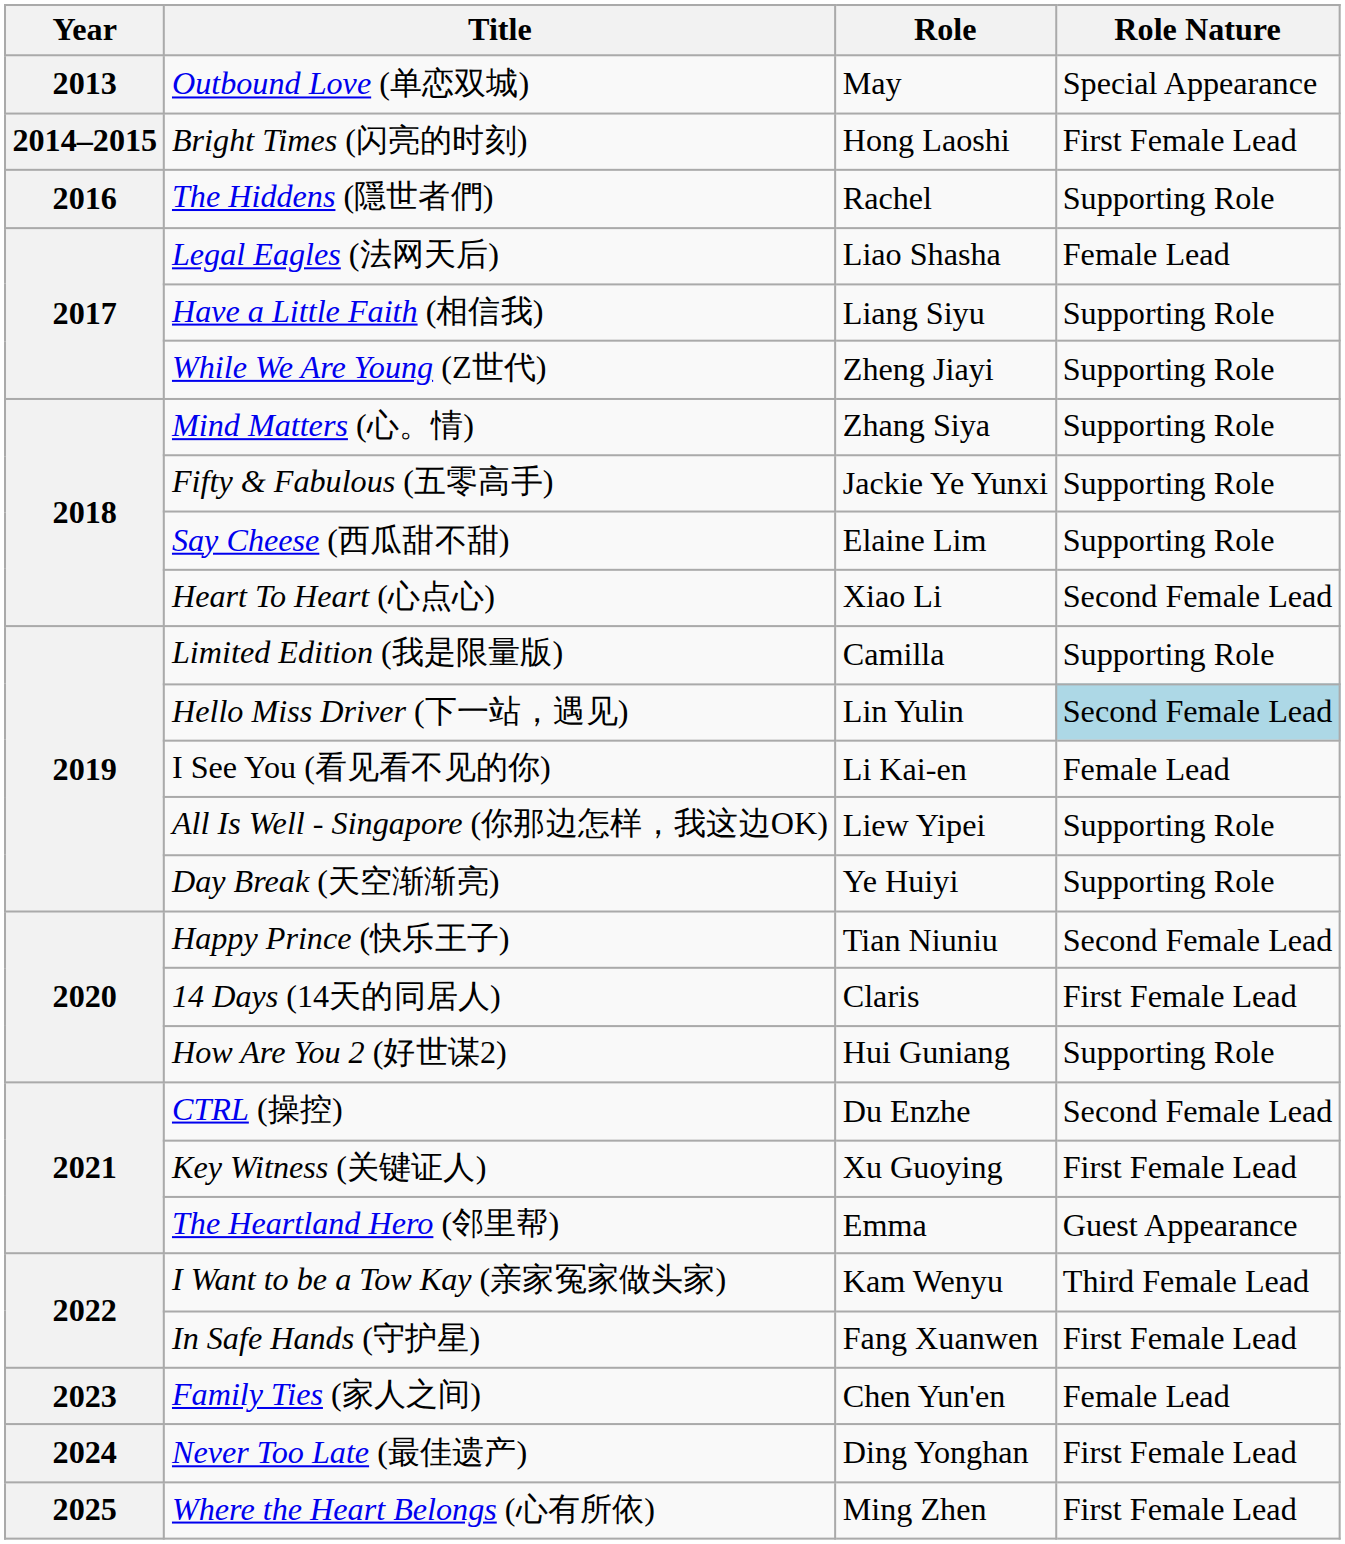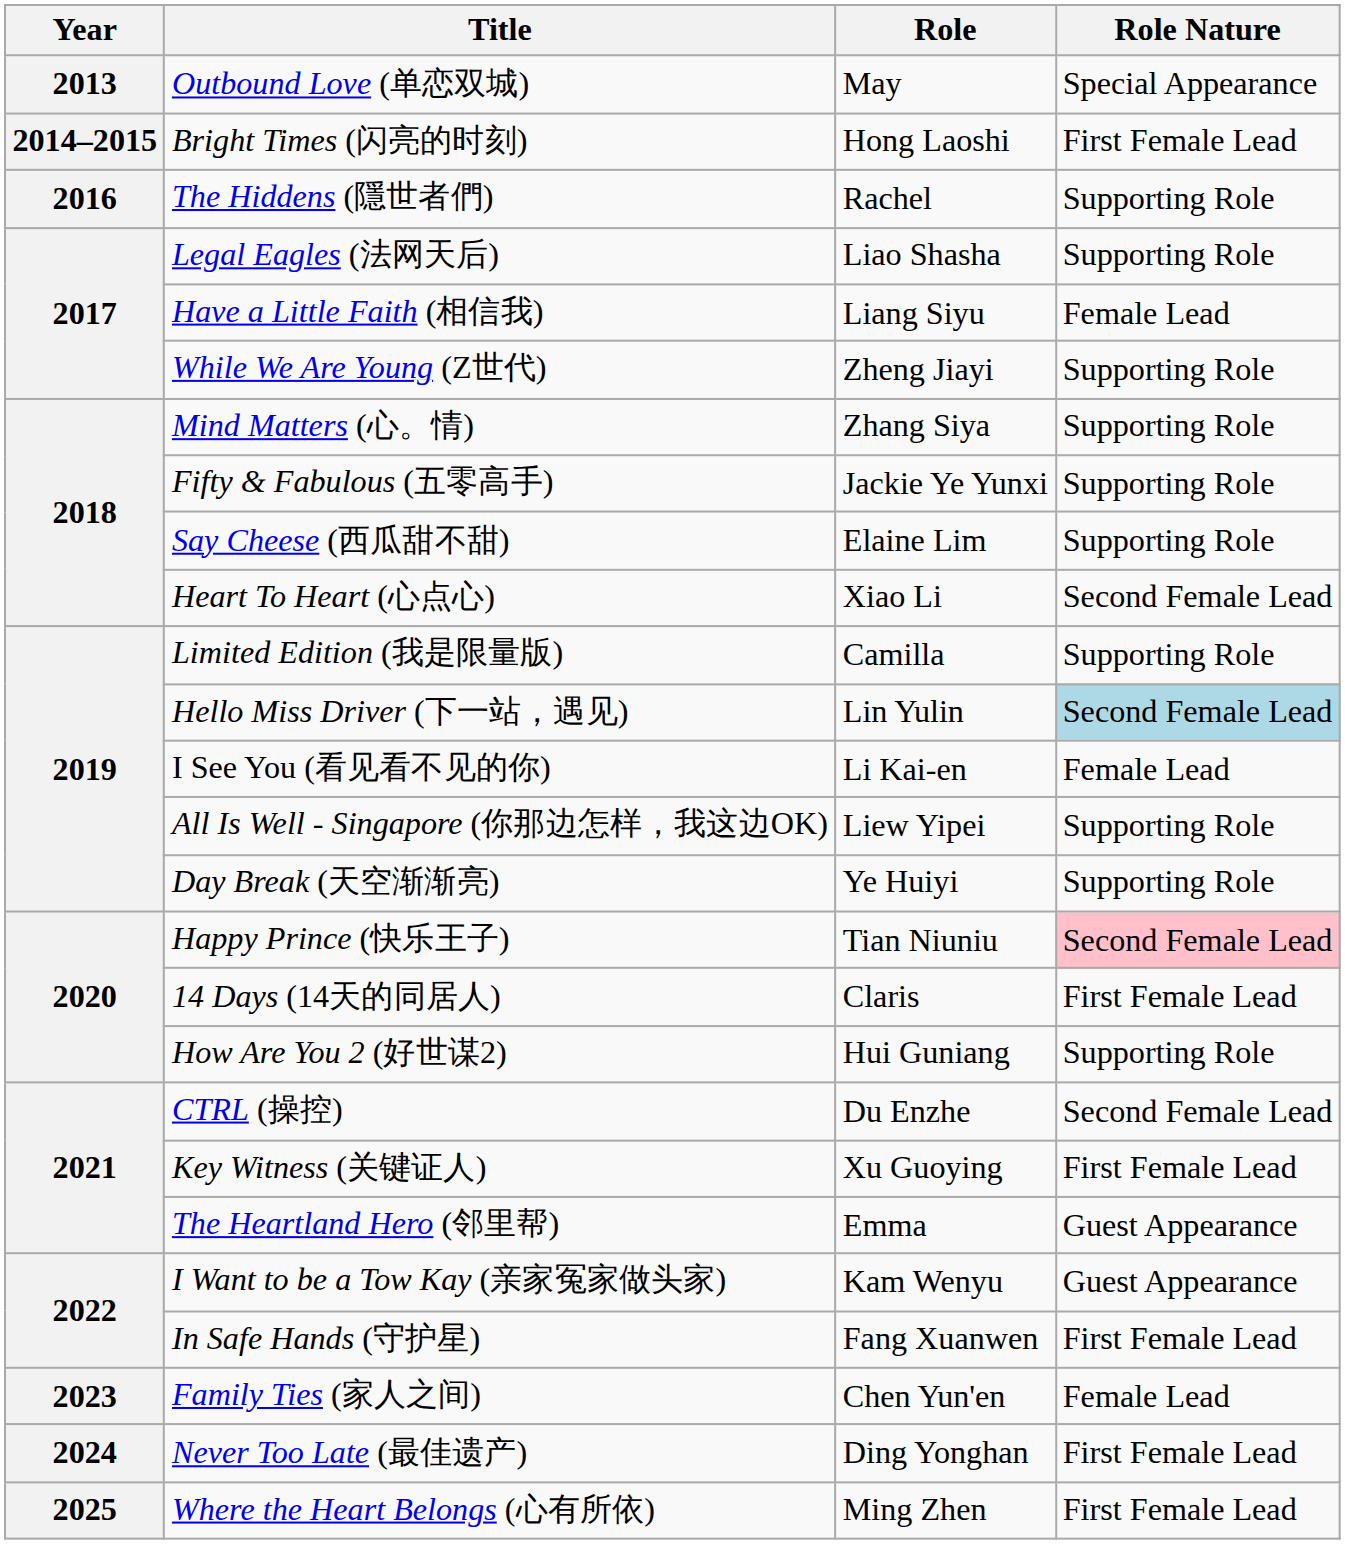(1146, 255) Female Lead -> (1169, 255) Supporting Role
(1169, 312) Supporting Role -> (1146, 312) Female Lead
(1198, 939) no background -> (1198, 939) pink background
(1186, 1281) Third Female Lead -> (1180, 1281) Guest Appearance
